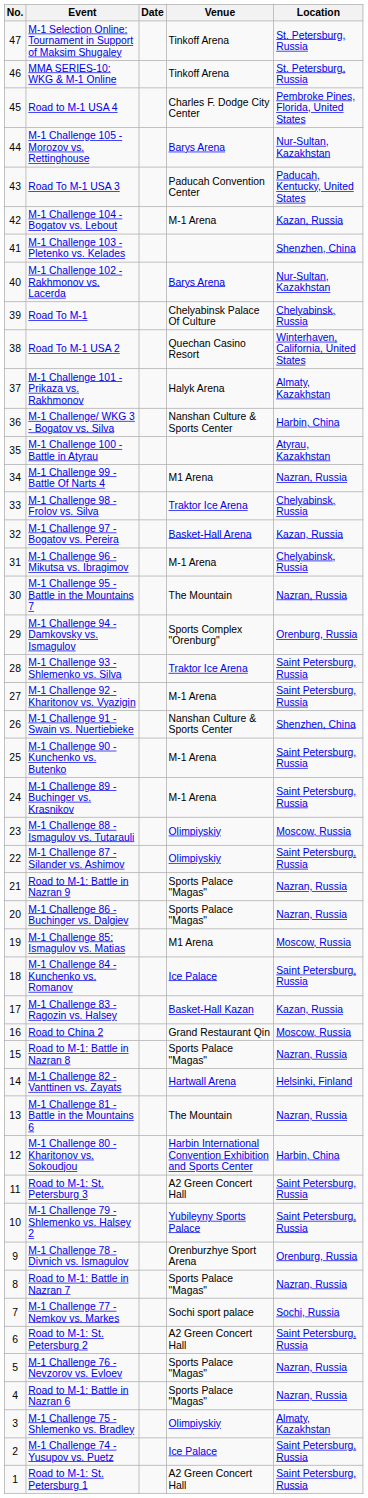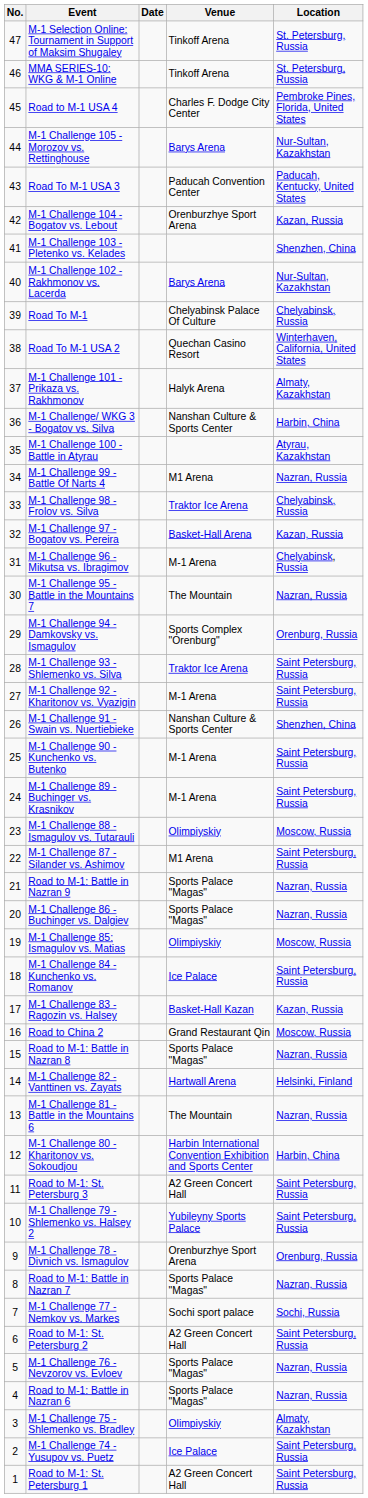(192, 221) M-1 Arena -> (212, 221) Orenburzhye Sport Arena
(195, 859) Olimpiyskiy -> (191, 859) M1 Arena
(191, 943) M1 Arena -> (195, 943) Olimpiyskiy
